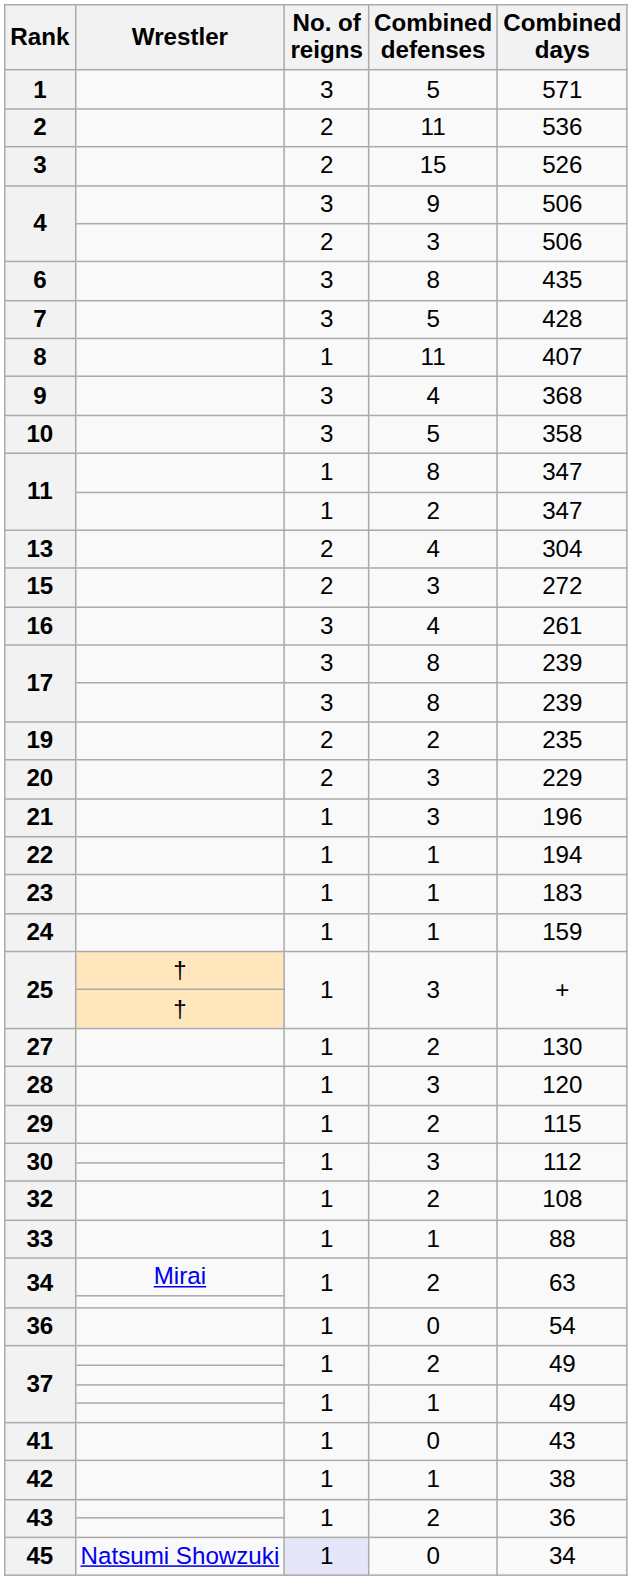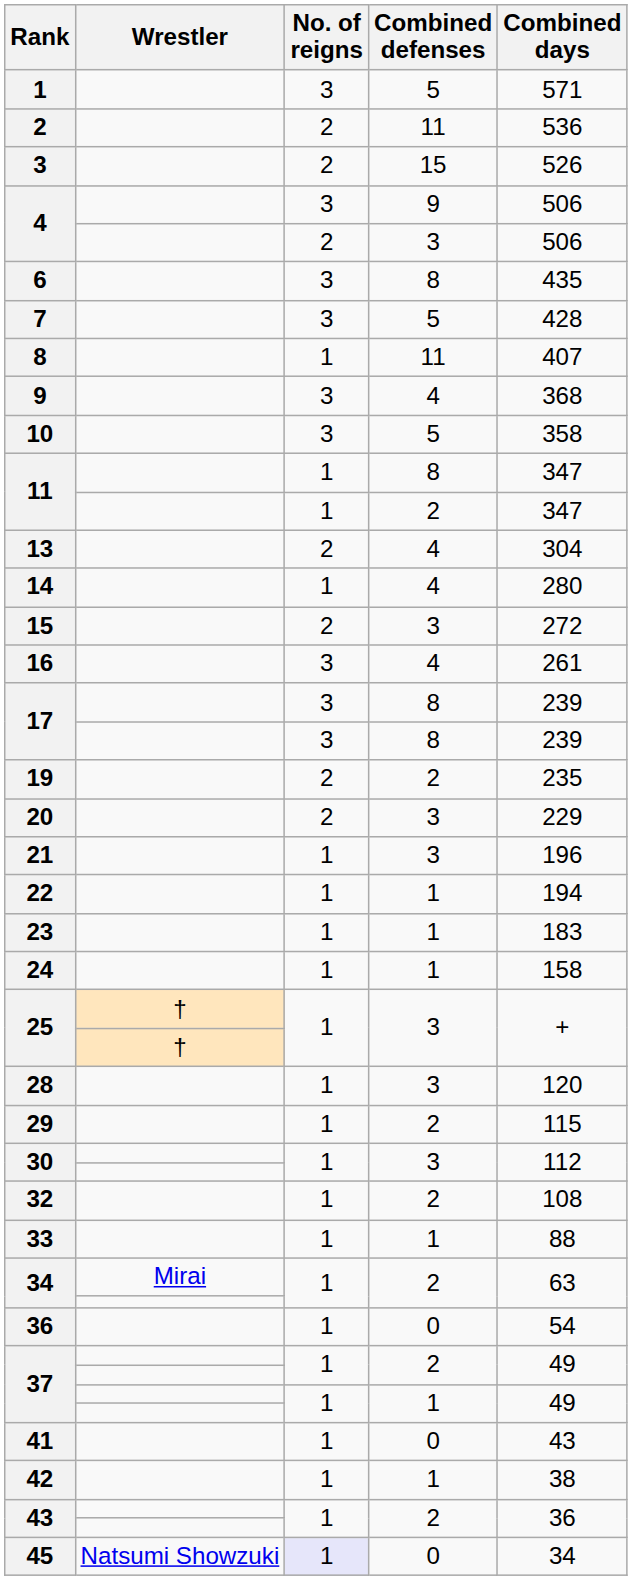+ row: (40, 587)
(562, 932) 159 -> (562, 970) 158
- row: (40, 1047)
